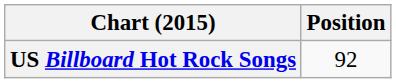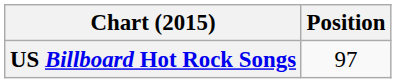(346, 58) 92 -> (346, 58) 97
